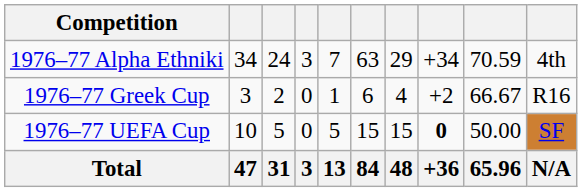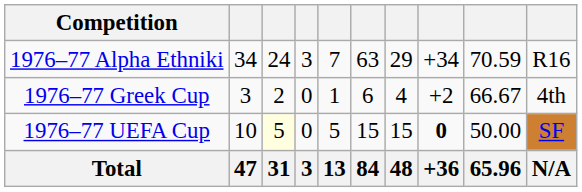(551, 58) 4th -> (551, 58) R16
(551, 95) R16 -> (551, 95) 4th
(279, 131) no background -> (279, 131) lightyellow background
